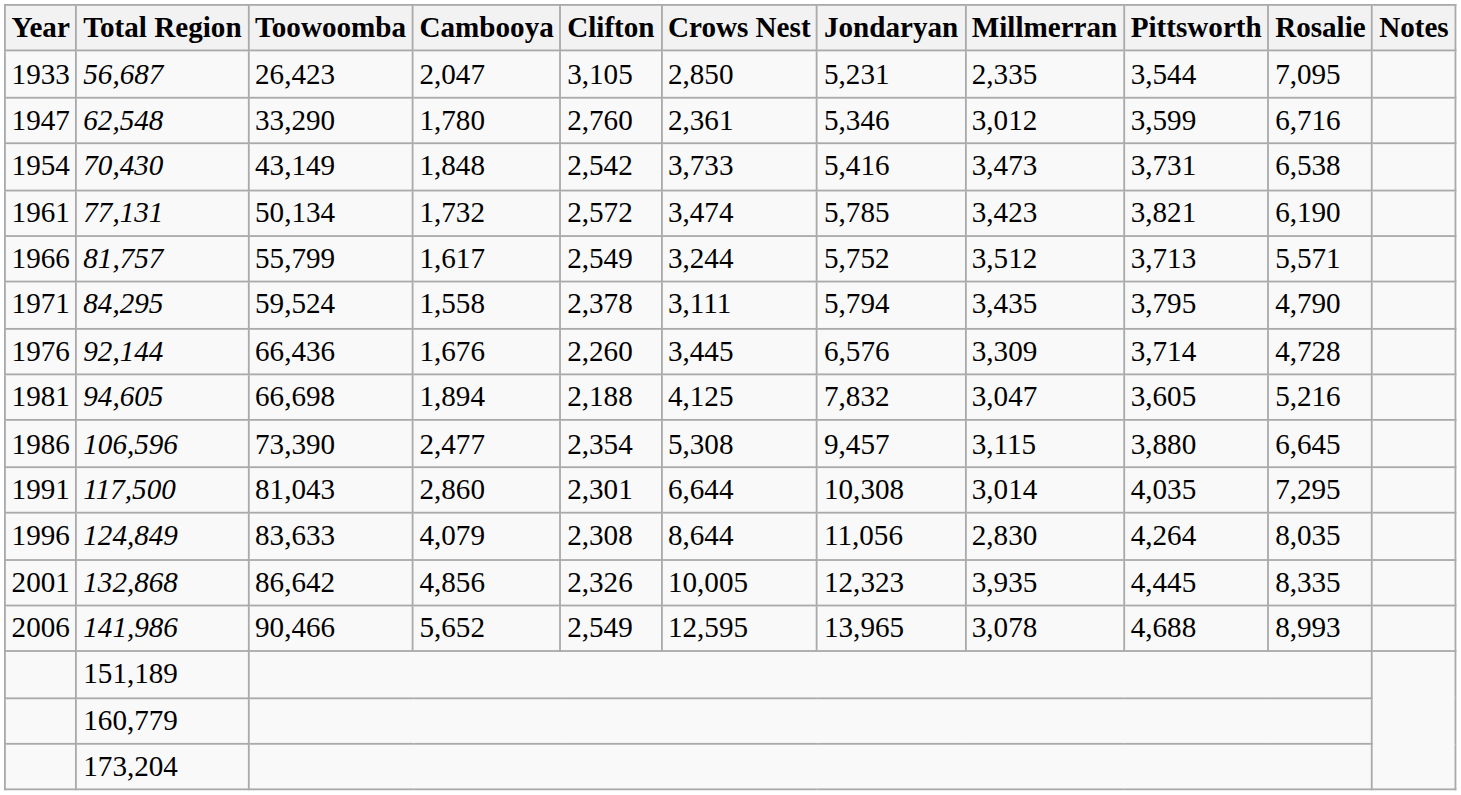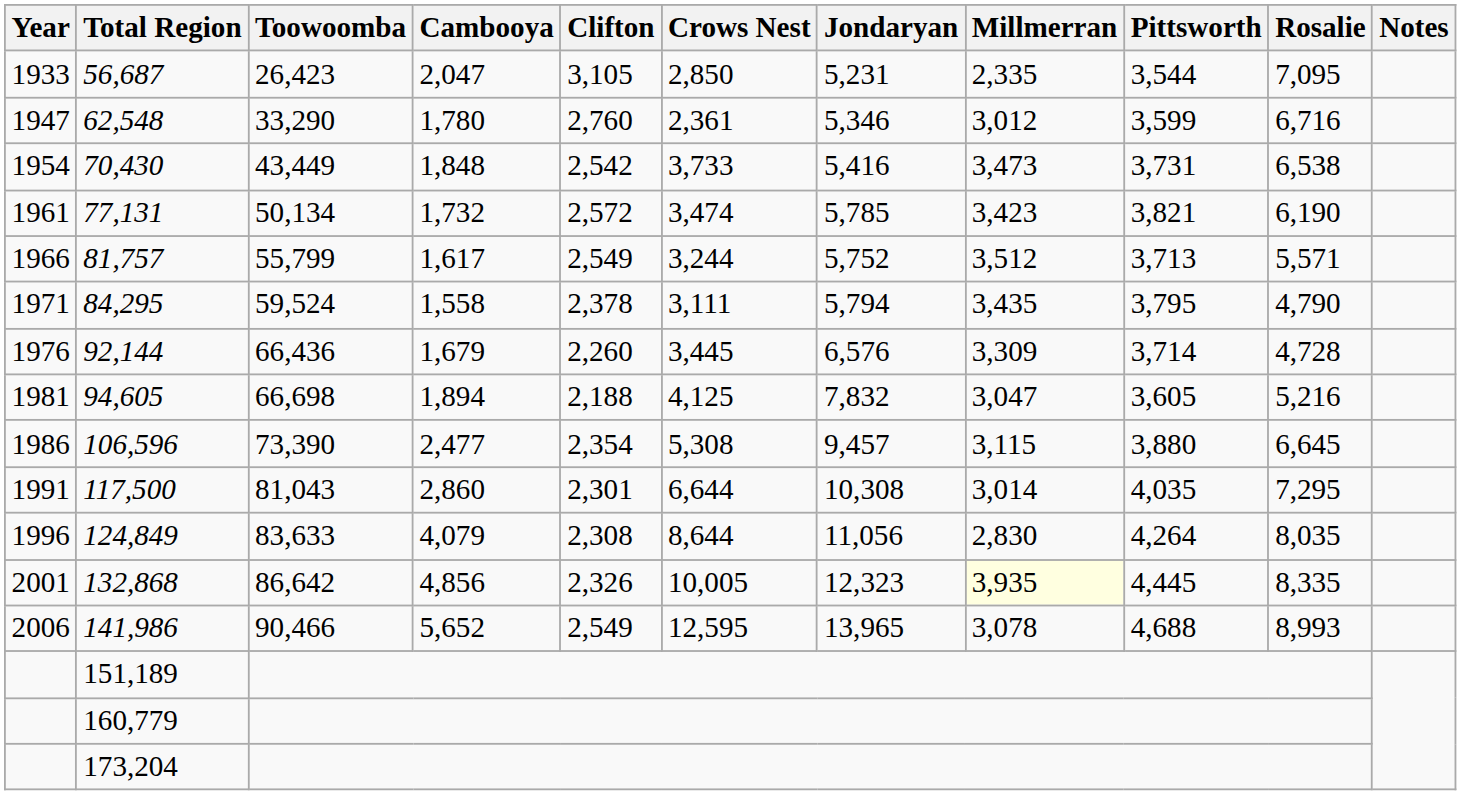(295, 166) 43,149 -> (295, 166) 43,449
(452, 350) 1,676 -> (452, 350) 1,679
(1004, 581) no background -> (1004, 581) lightyellow background
